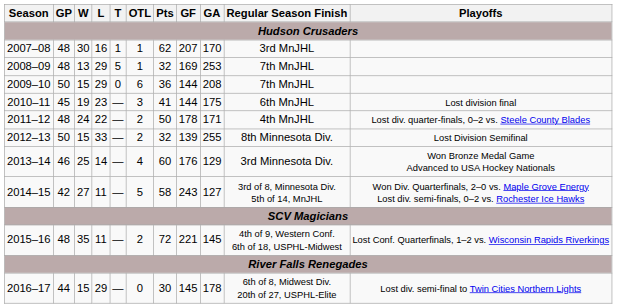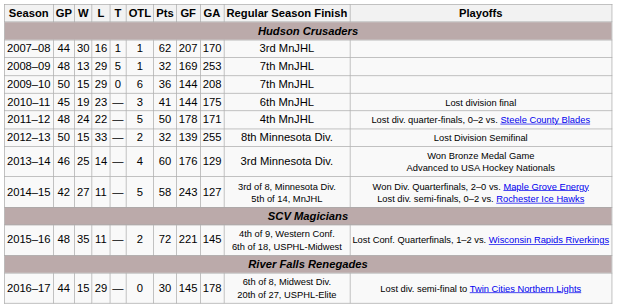(64, 48) 48 -> (64, 48) 44
(140, 119) 2 -> (140, 119) 5
